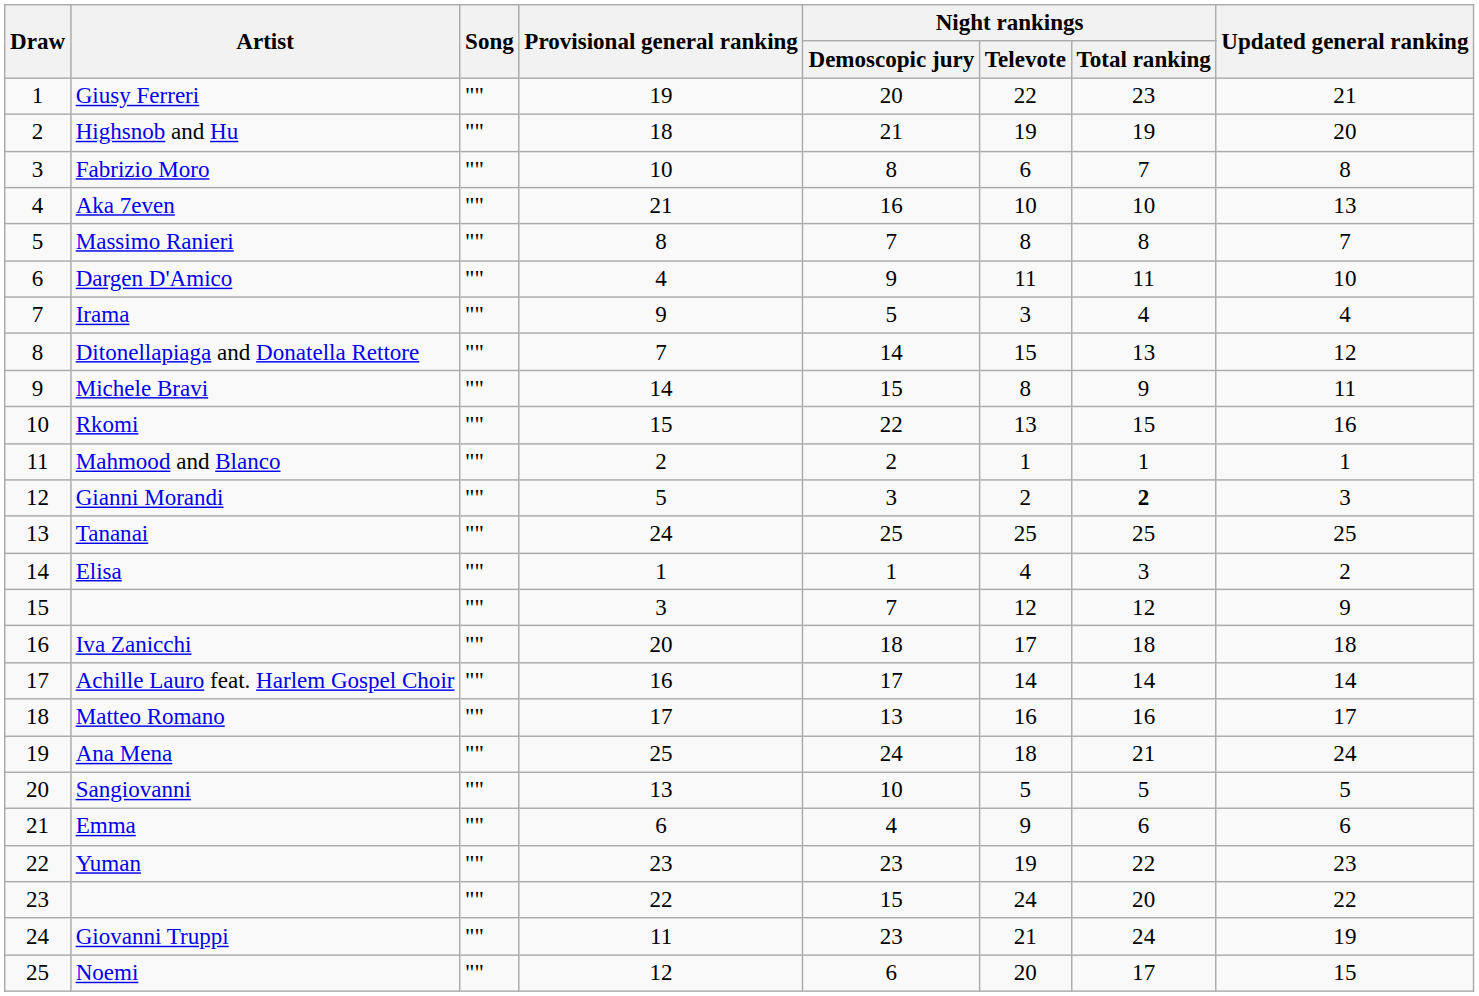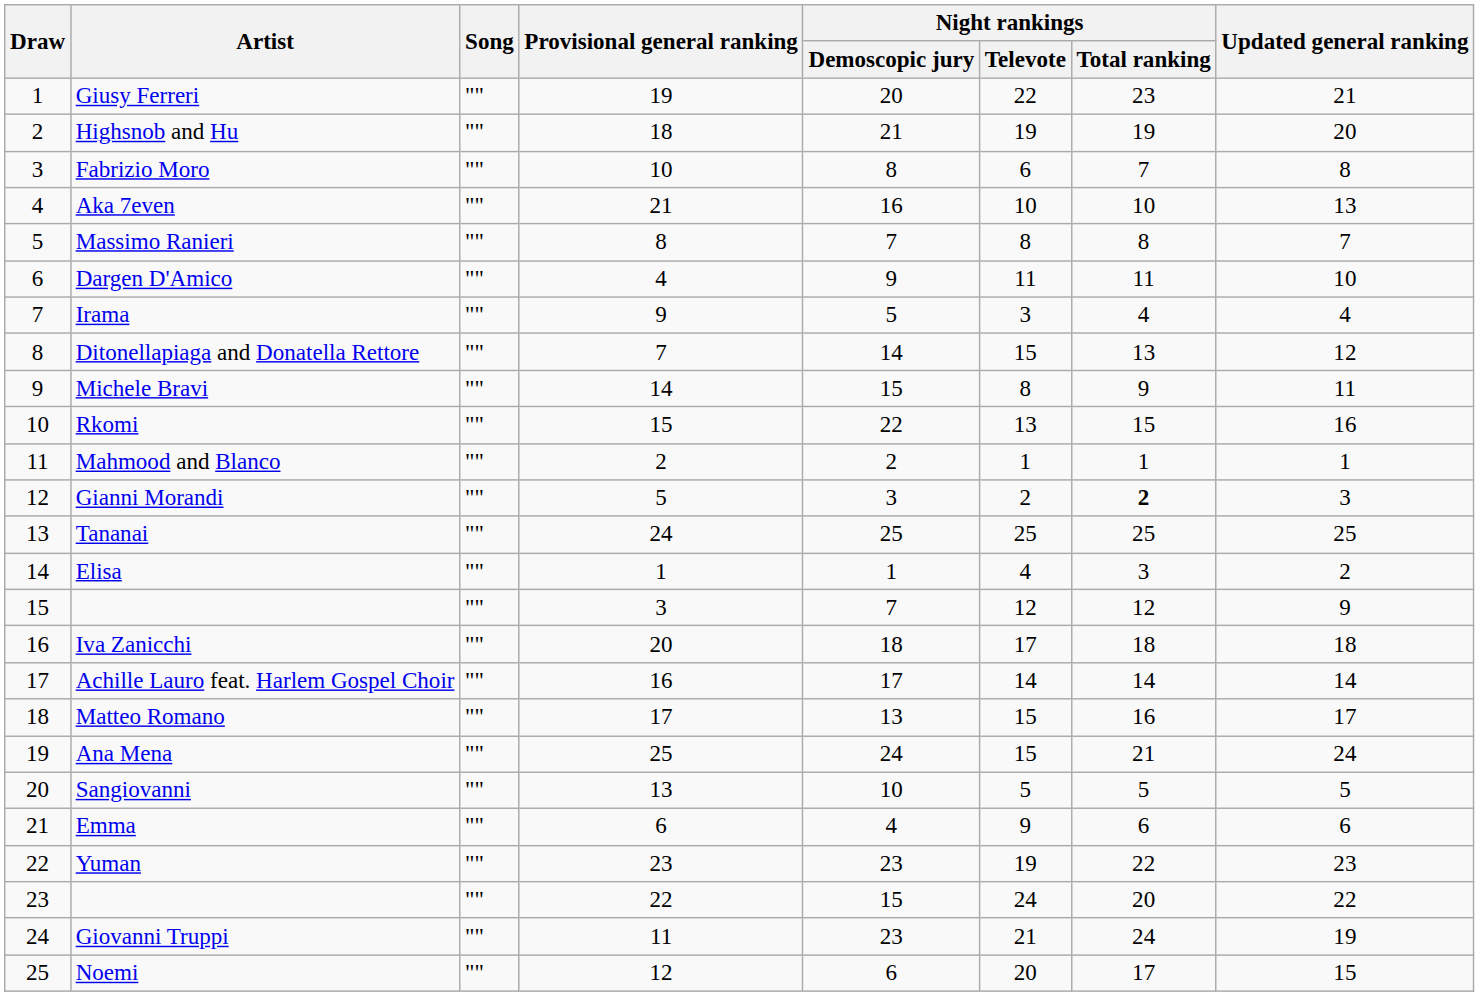(1025, 717) 16 -> (1025, 717) 15
(1025, 753) 18 -> (1025, 753) 15
